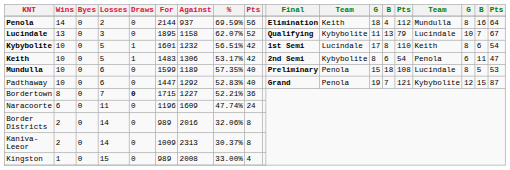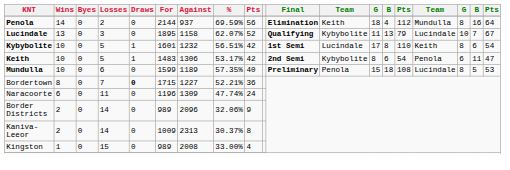- row: (27, 82)
(189, 106) 1609 -> (189, 94) 1309
(189, 123) 2016 -> (189, 111) 2096
(249, 123) 8 -> (249, 111) 9
